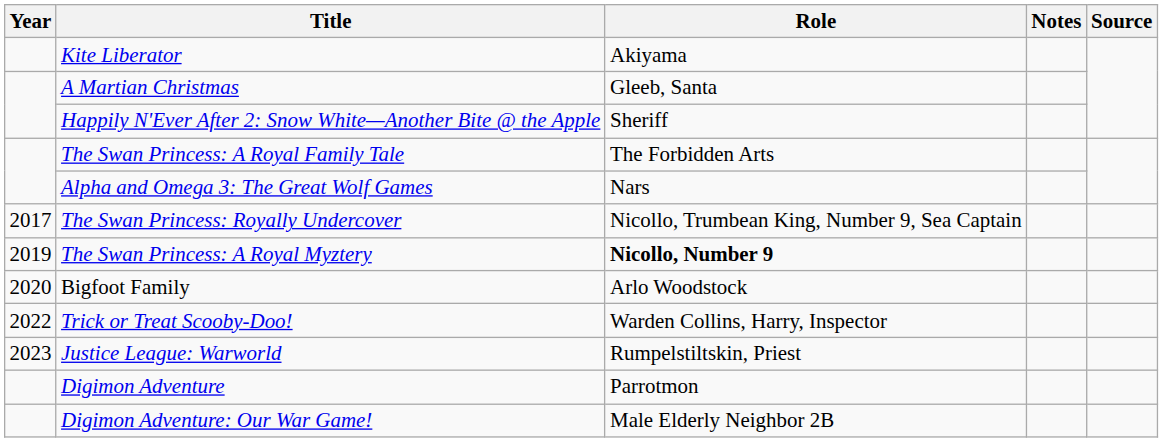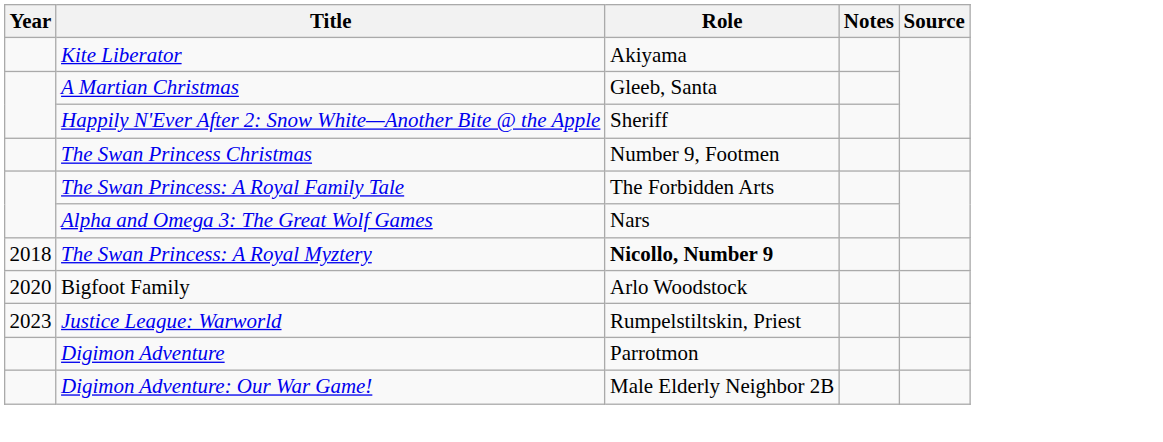+ row: (187, 154)
- row: (231, 220)
(30, 253) 2019 -> (30, 253) 2018
- row: (177, 320)
